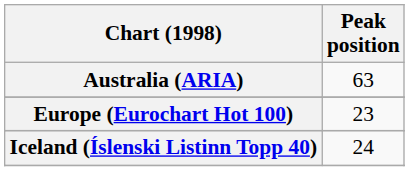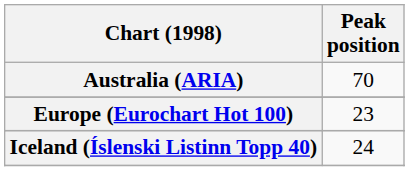(363, 79) 63 -> (363, 79) 70
